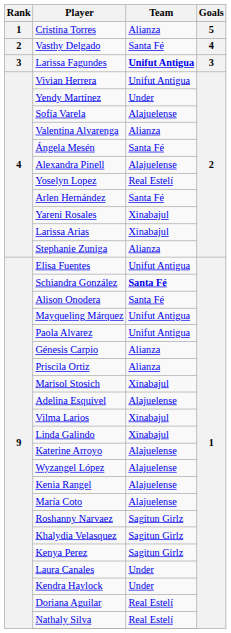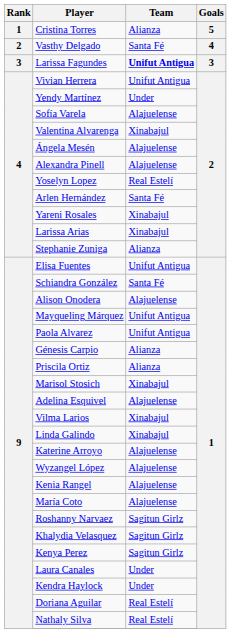(144, 131) Alianza -> (149, 131) Xinabajul
(146, 148) Santa Fé -> (153, 148) Alajuelense
(148, 283) bold -> (146, 283) normal
(146, 299) Santa Fé -> (153, 299) Alajuelense
